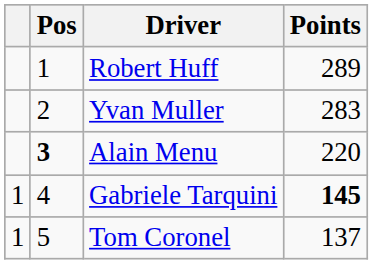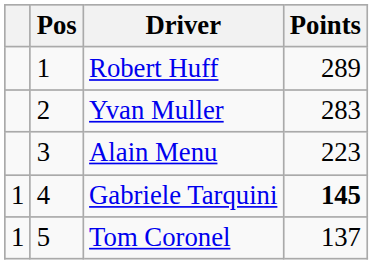(43, 152) bold -> (43, 152) normal
(341, 152) 220 -> (341, 152) 223
